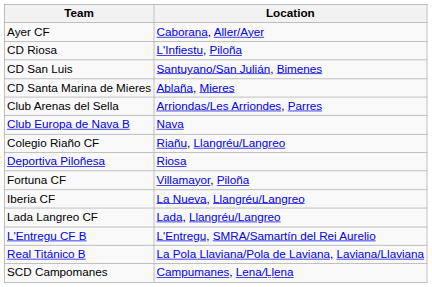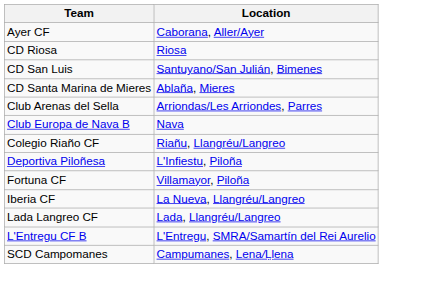(199, 50) L'Infiestu, Piloña -> (171, 50) Riosa
(171, 161) Riosa -> (199, 161) L'Infiestu, Piloña
- row: (46, 254)
